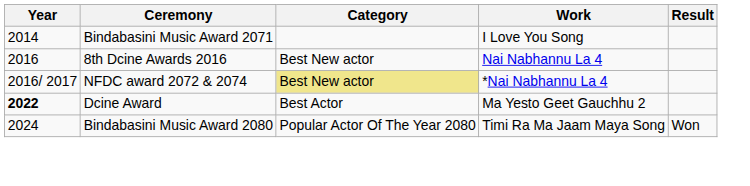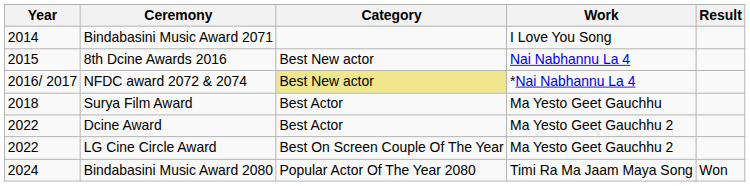(23, 59) 2016 -> (23, 59) 2015
+ row: (138, 103)
(23, 103) bold -> (23, 125) normal
+ row: (150, 147)
